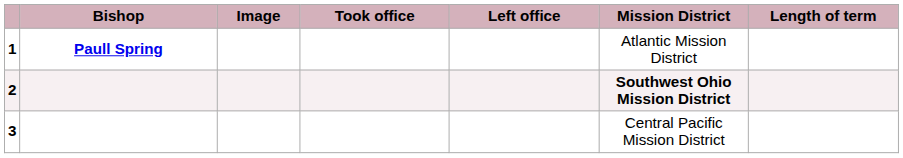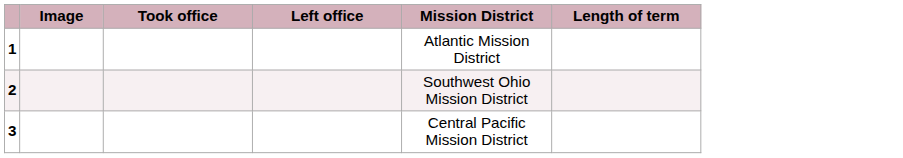- column: (118, 16)
(674, 90) bold -> (477, 90) normal
